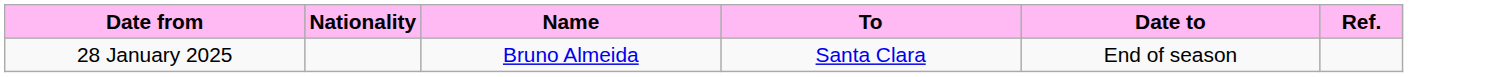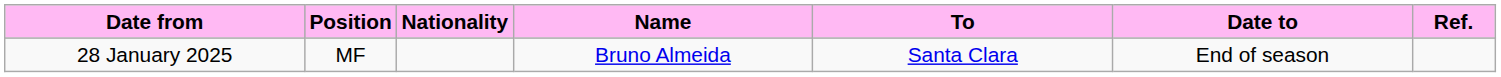+ column: (351, 22)
